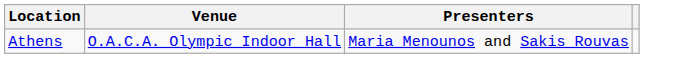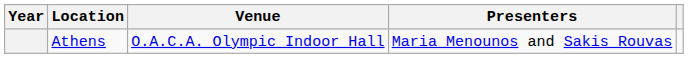+ column: (26, 17)
